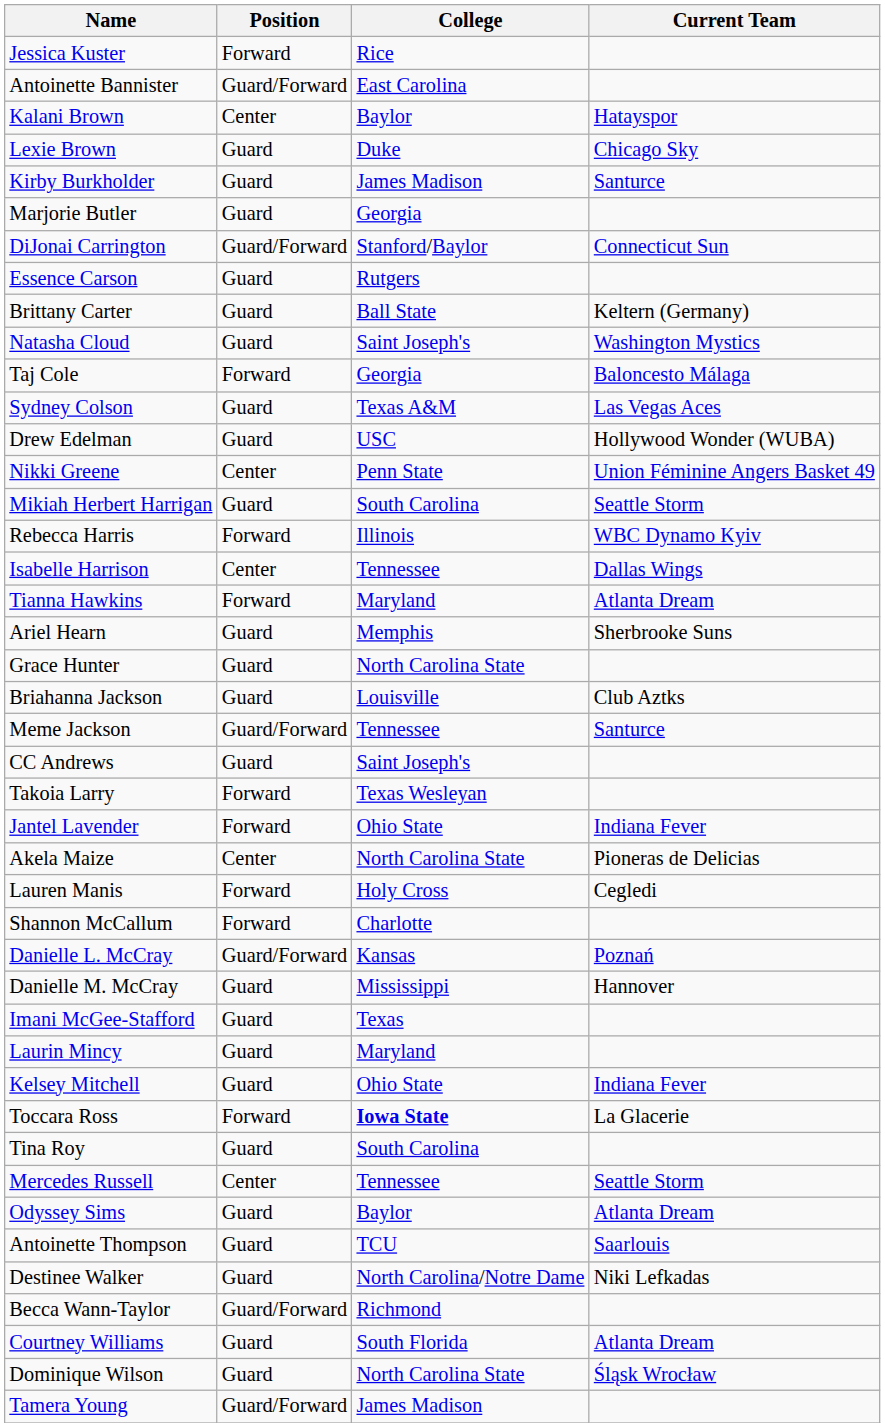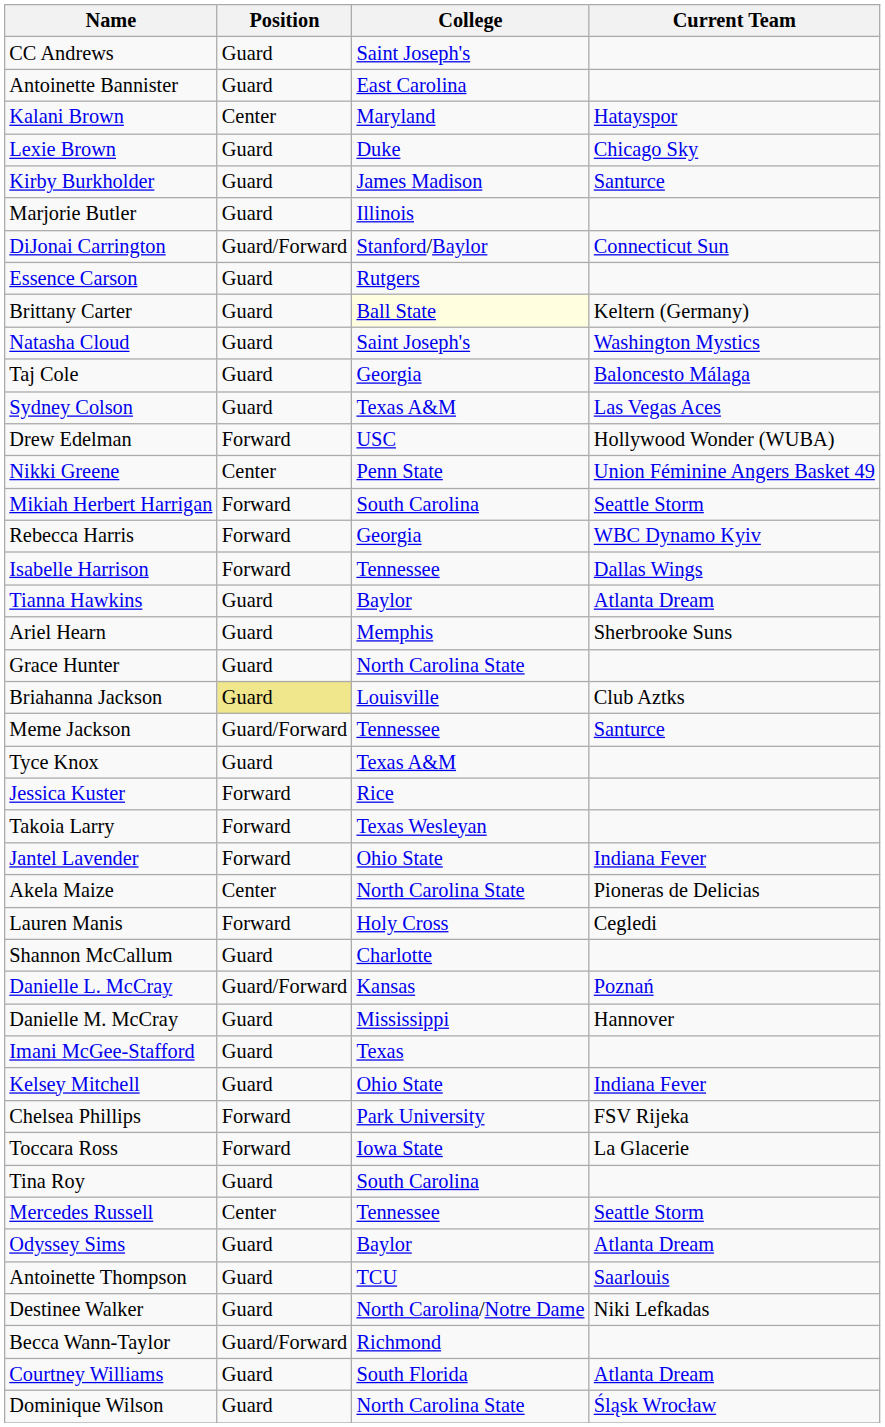rows swapped: (62, 761) <-> (67, 52)
(284, 85) Guard/Forward -> (247, 85) Guard
(384, 117) Baylor -> (396, 117) Maryland
(389, 213) Georgia -> (385, 213) Illinois
(396, 310) no background -> (396, 310) lightyellow background
(256, 375) Forward -> (247, 375) Guard
(247, 439) Guard -> (256, 439) Forward
(247, 504) Guard -> (256, 504) Forward
(385, 536) Illinois -> (389, 536) Georgia
(249, 568) Center -> (256, 568) Forward
(256, 600) Forward -> (247, 600) Guard
(396, 600) Maryland -> (384, 600) Baylor
(247, 697) no background -> (247, 697) khaki background
+ row: (54, 761)
(256, 922) Forward -> (247, 955) Guard
- row: (65, 1051)
+ row: (75, 1116)
(402, 1116) bold -> (400, 1148) normal
- row: (68, 1406)
